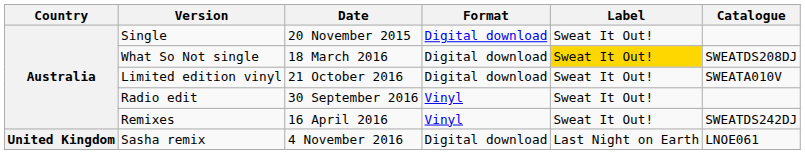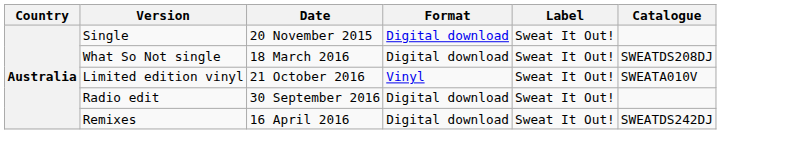(603, 56) gold background -> (565, 56) no background
(486, 77) Digital download -> (405, 77) Vinyl
(444, 98) Vinyl -> (448, 98) Digital download
(444, 119) Vinyl -> (448, 119) Digital download
- row: (163, 139)
